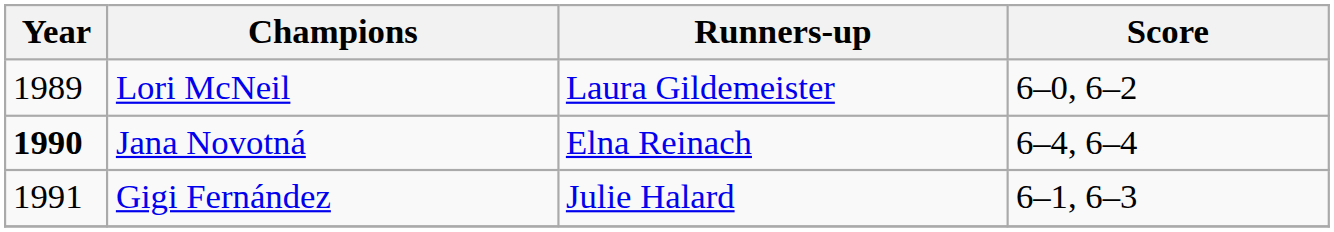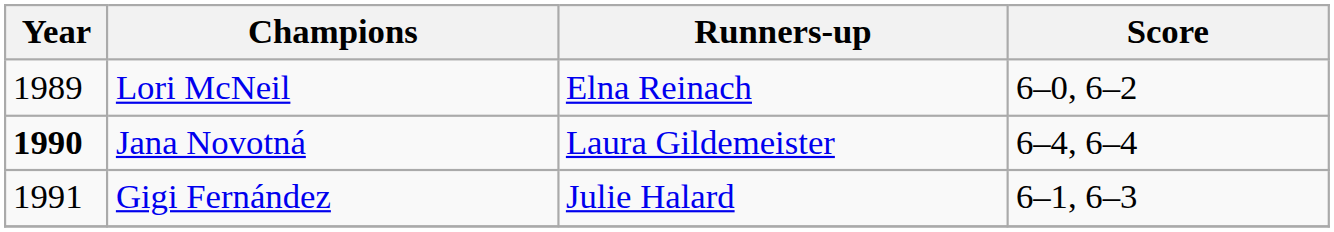(700, 87) Laura Gildemeister -> (659, 87) Elna Reinach
(659, 142) Elna Reinach -> (700, 142) Laura Gildemeister
